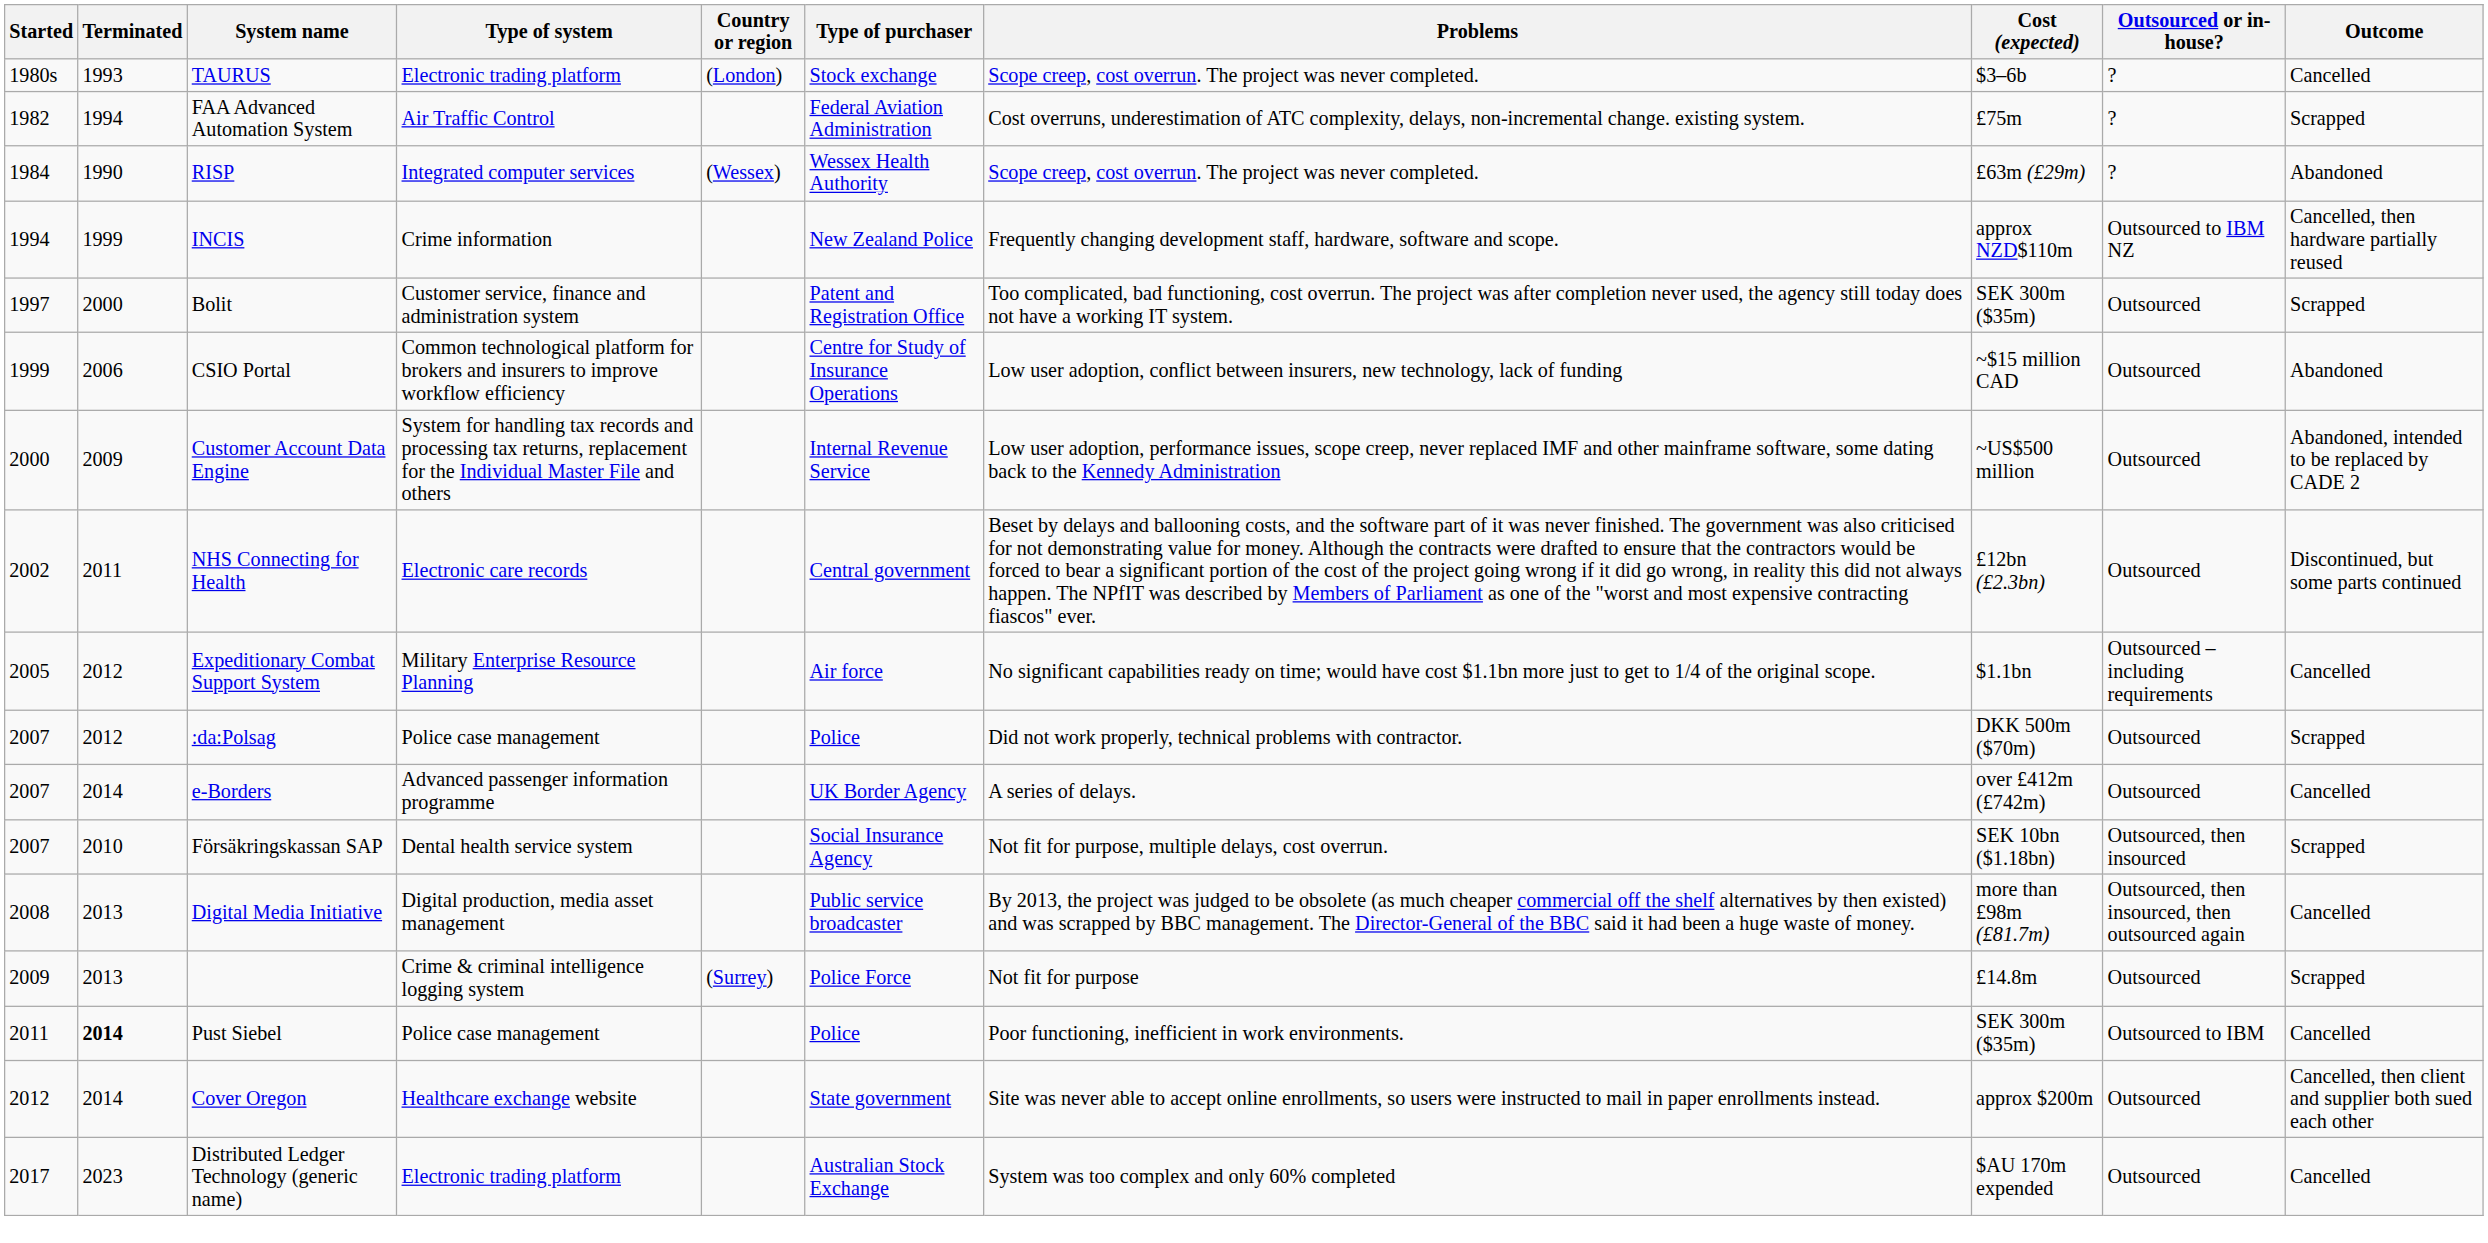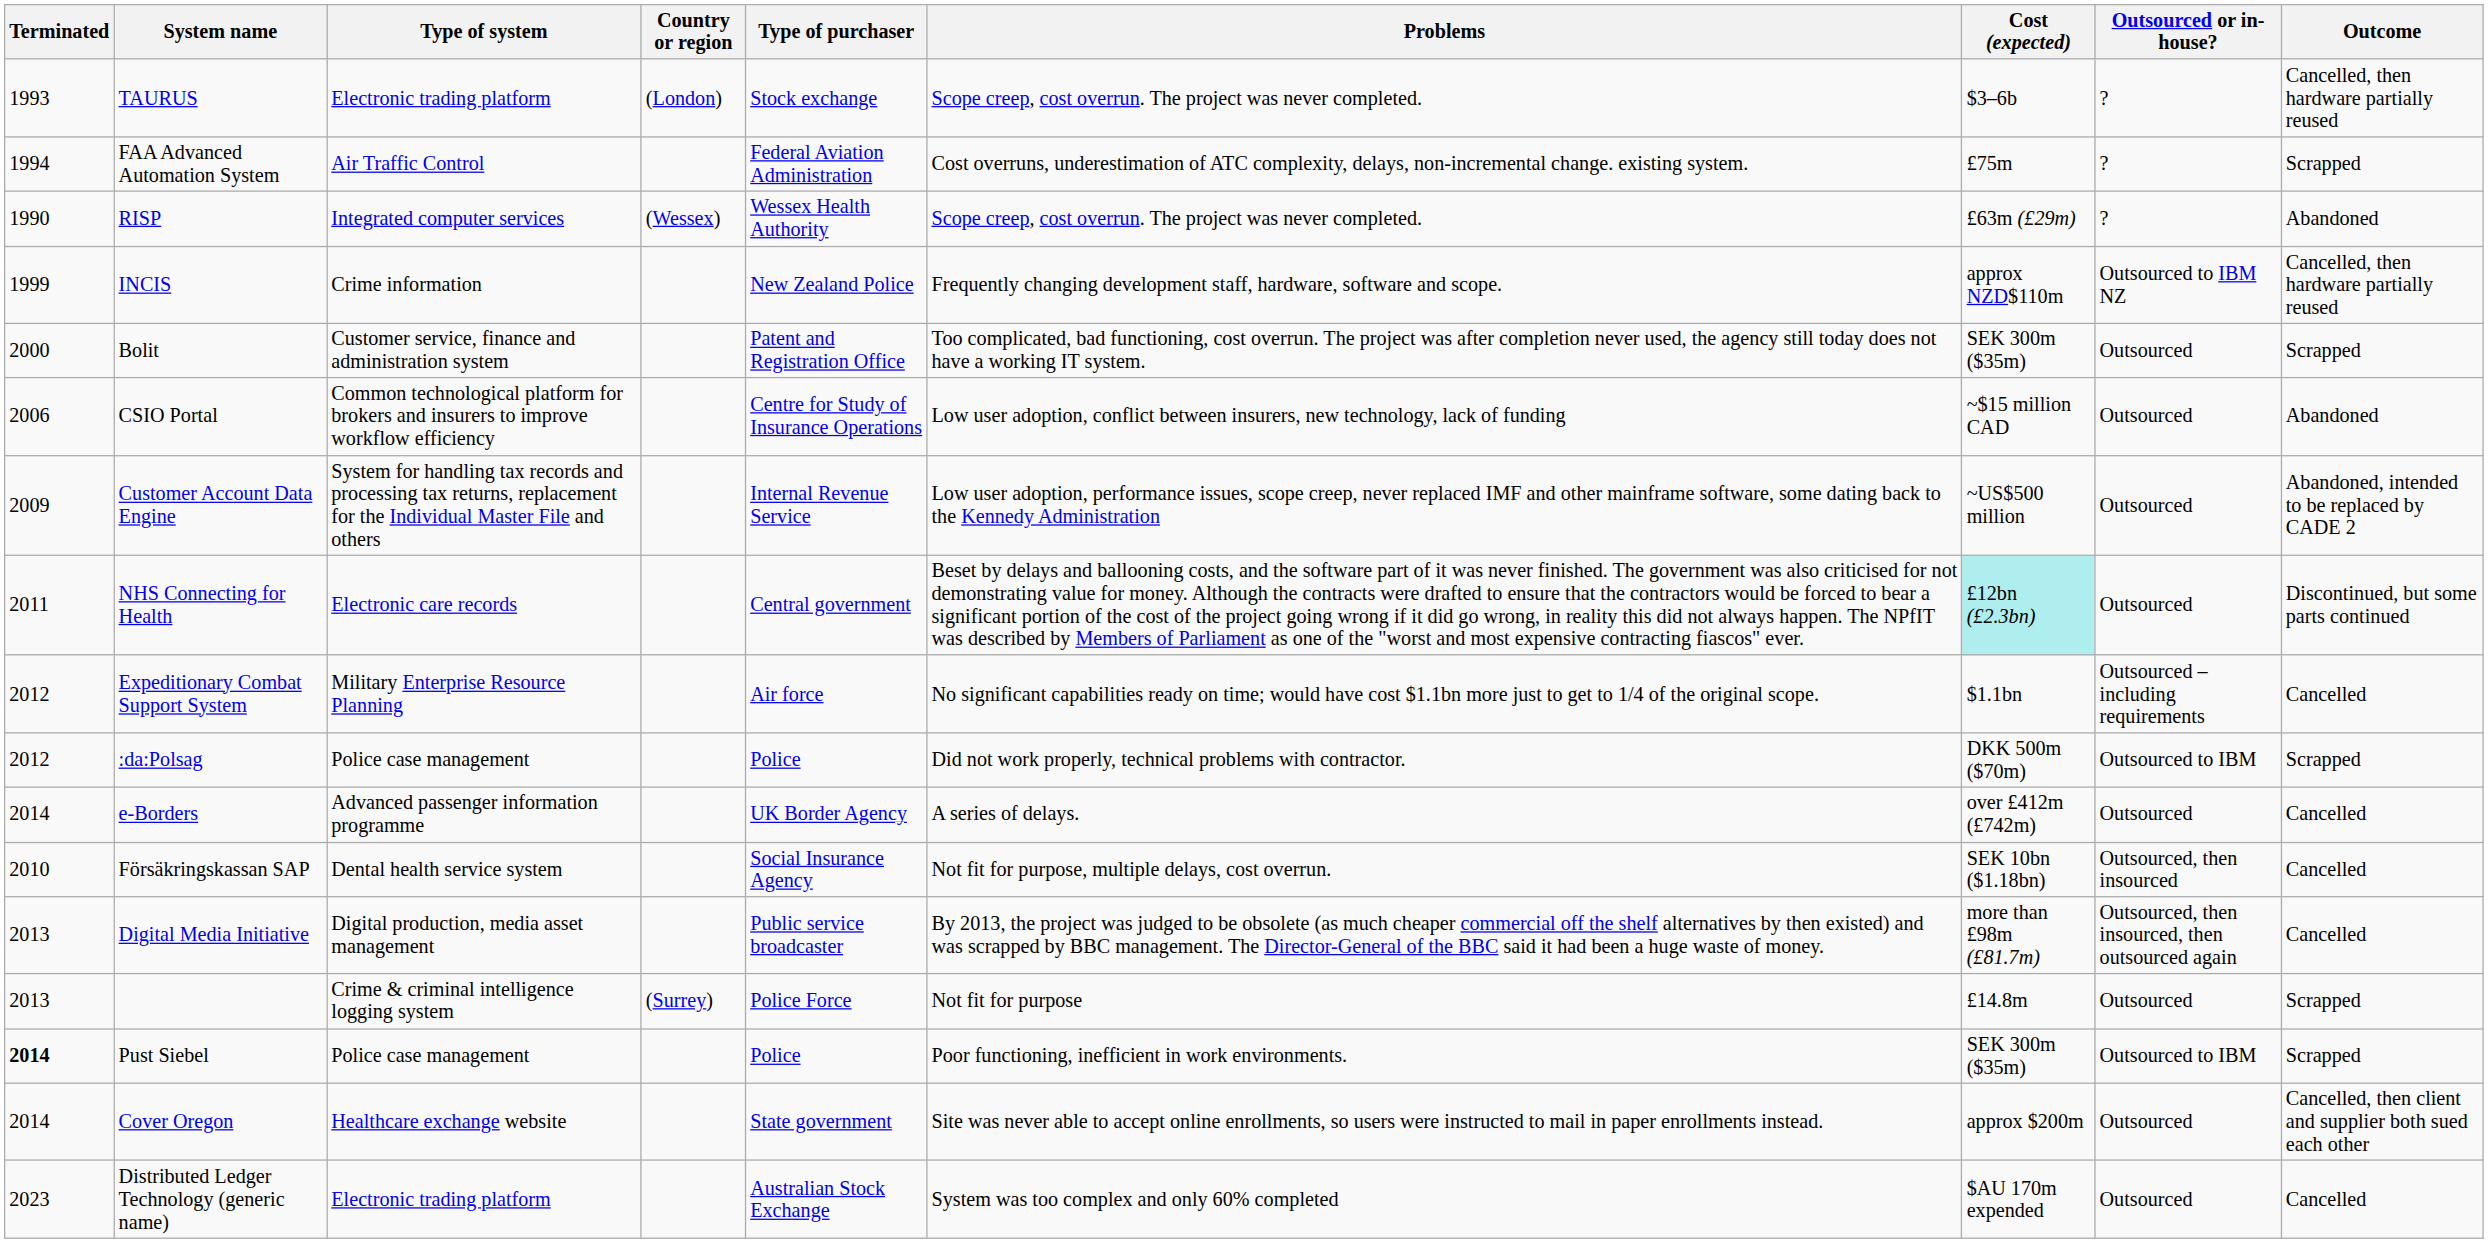- column: (41, 31)
(2330, 75) Cancelled -> (2359, 97) Cancelled, then hardware partially reused
(2010, 571) no background -> (2001, 605) paleturquoise background
(2154, 737) Outsourced -> (2178, 759) Outsourced to IBM
(2327, 846) Scrapped -> (2326, 869) Cancelled
(2330, 1033) Cancelled -> (2323, 1055) Scrapped
